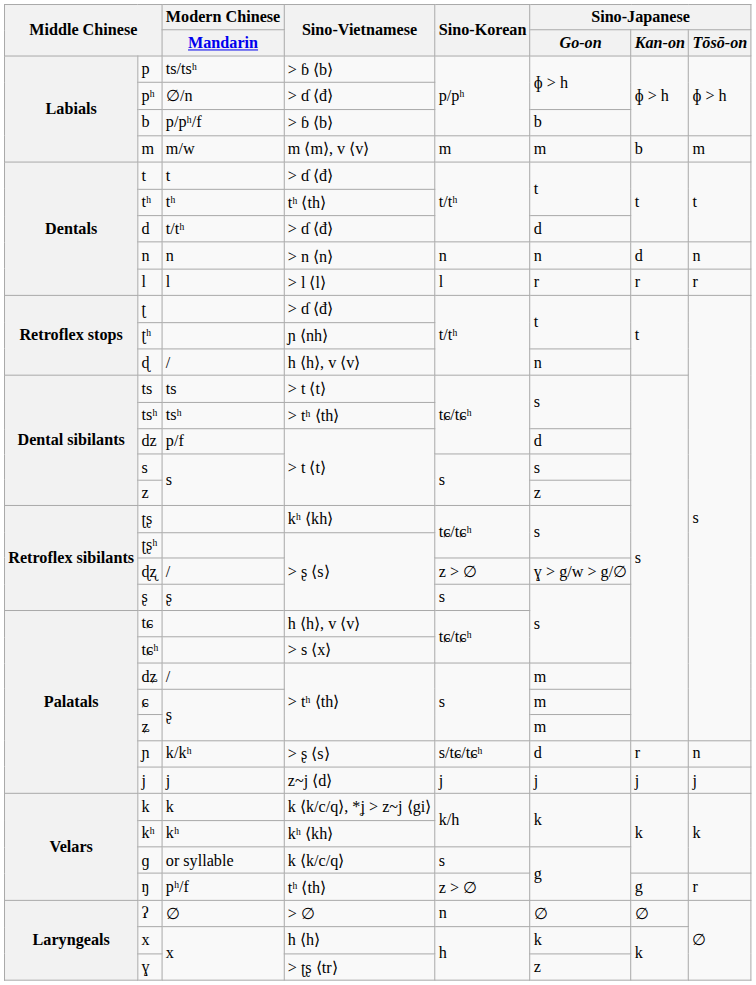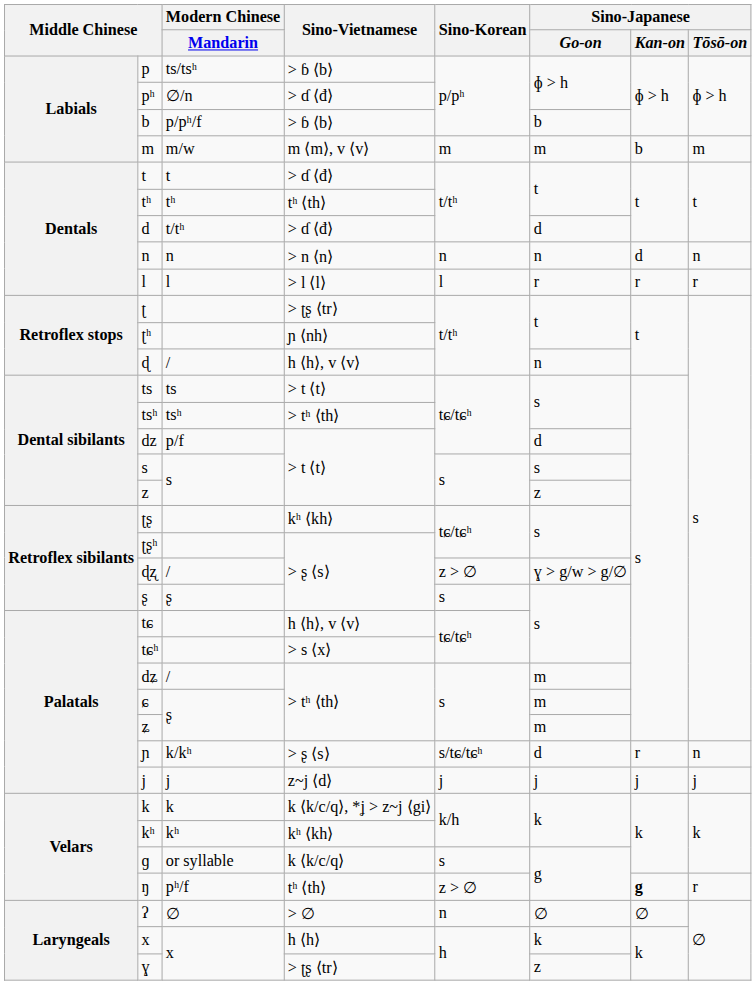(310, 309) > ɗ ⟨đ⟩ -> (313, 309) > ʈʂ ⟨tr⟩
(639, 886) normal -> (639, 886) bold
